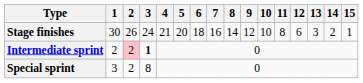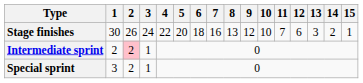(165, 31) 21 -> (165, 31) 22
(232, 31) 14 -> (232, 31) 13
(282, 31) 8 -> (282, 31) 7
(148, 50) bold -> (148, 50) normal
(148, 68) 8 -> (148, 68) 1
